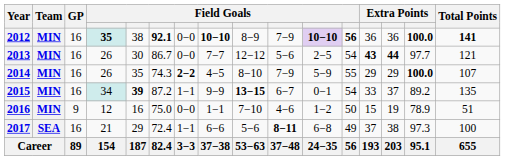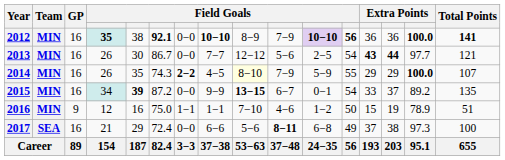(250, 73) no background -> (250, 73) lightyellow background
(186, 92) 1−1 -> (186, 92) 0−0
(186, 110) 0−0 -> (186, 110) 1−1
(186, 128) 1−1 -> (186, 128) 0−0
